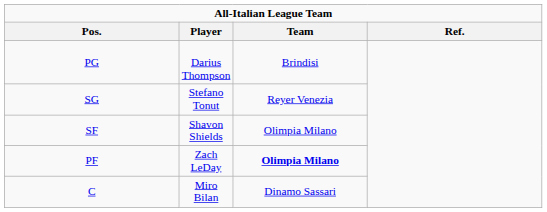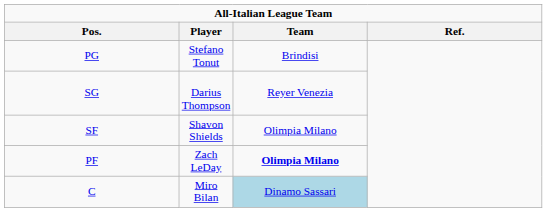(206, 68) Darius Thompson -> (206, 55) Stefano Tonut
(206, 99) Stefano Tonut -> (206, 99) Darius Thompson
(300, 191) no background -> (300, 191) lightblue background
